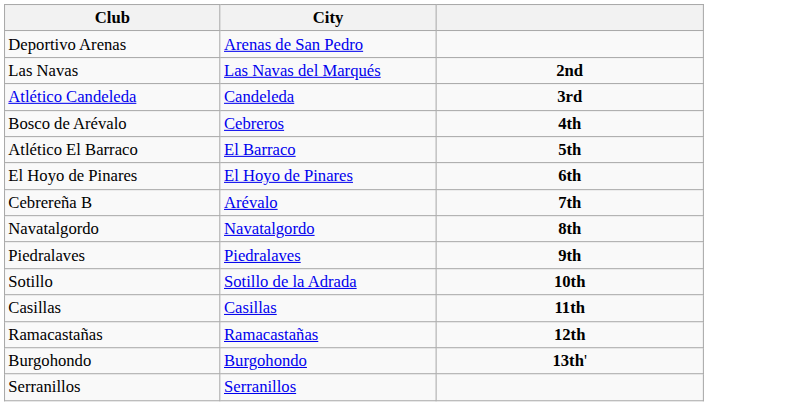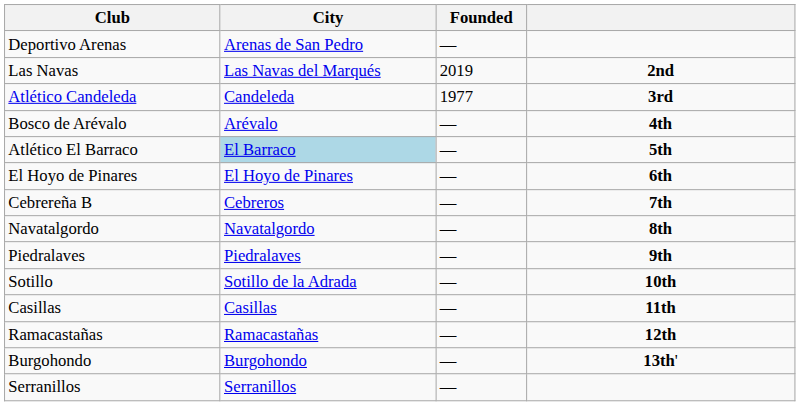+ column: (481, 17)
(254, 123) Cebreros -> (251, 123) Arévalo
(260, 149) no background -> (260, 149) lightblue background
(251, 202) Arévalo -> (254, 202) Cebreros
